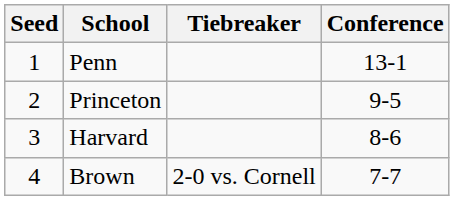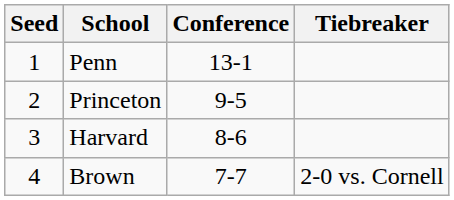columns swapped: (385, 23) <-> (244, 23)
